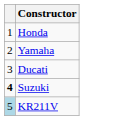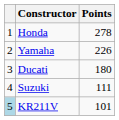+ column: (97, 13)
(10, 88) bold -> (10, 88) normal
